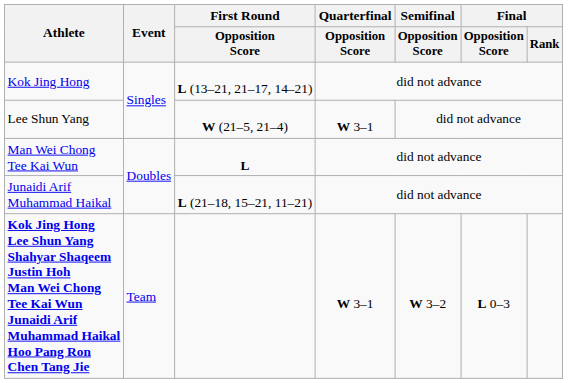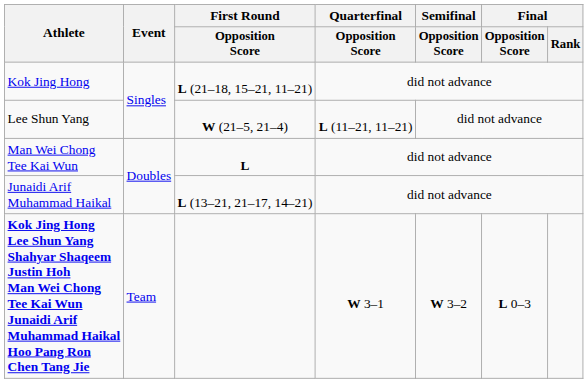(245, 89) L (13–21, 21–17, 14–21) -> (245, 89) L (21–18, 15–21, 11–21)
(355, 127) W 3–1 -> (366, 127) L (11–21, 11–21)
(245, 203) L (21–18, 15–21, 11–21) -> (245, 203) L (13–21, 21–17, 14–21)
